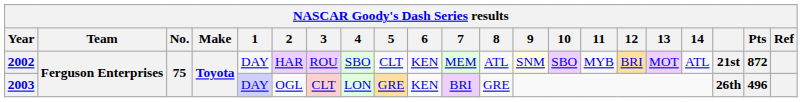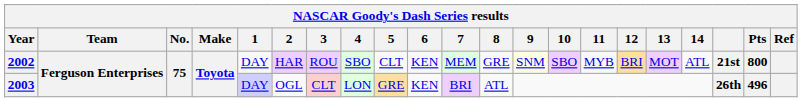(496, 62) ATL -> (496, 62) GRE
(757, 62) 872 -> (757, 62) 800
(496, 85) GRE -> (496, 85) ATL
